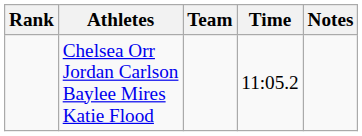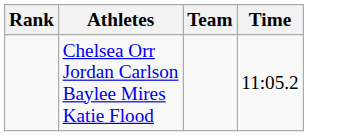- column: (331, 19)
